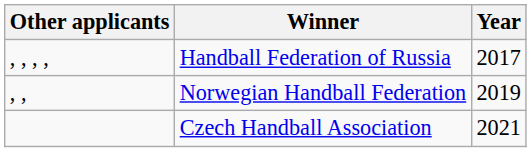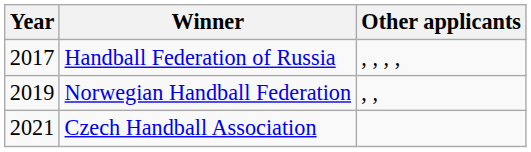columns swapped: (499, 22) <-> (90, 22)
